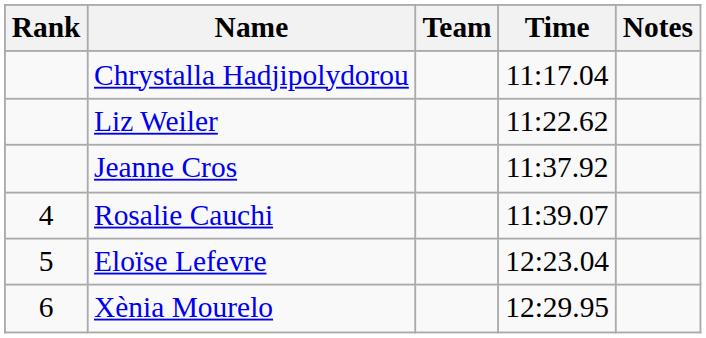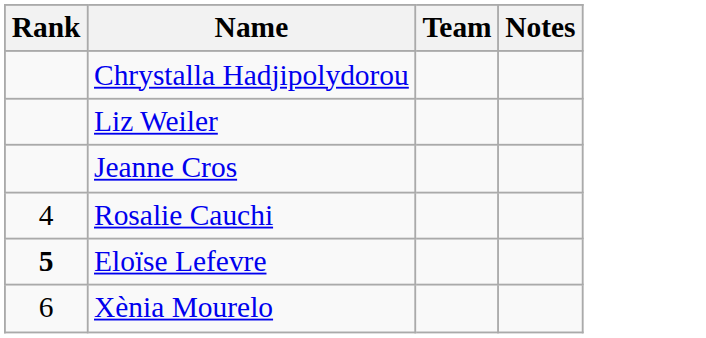- column: (557, 27)
(46, 261) normal -> (46, 261) bold
